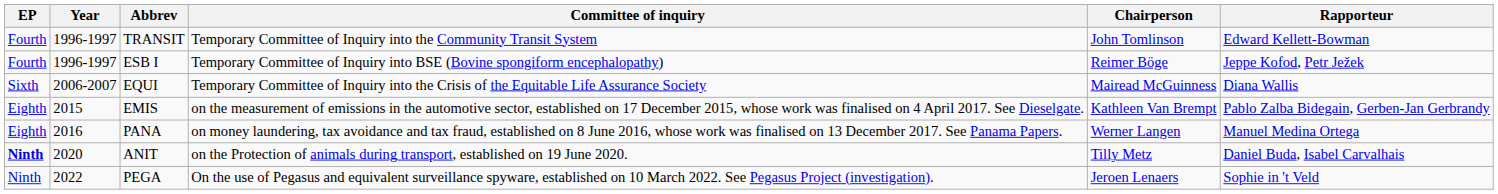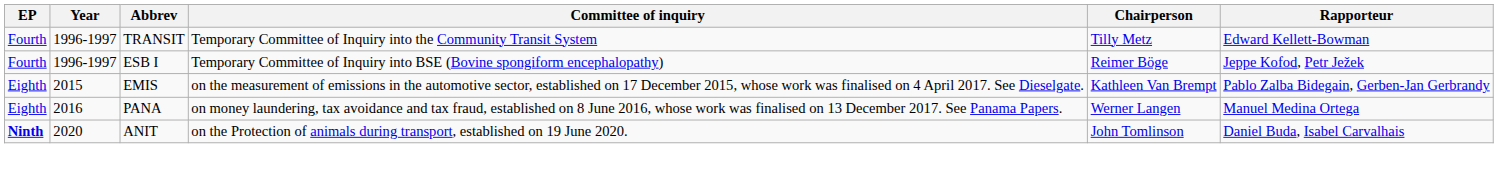(1137, 39) John Tomlinson -> (1121, 39) Tilly Metz
- row: (141, 85)
(1121, 154) Tilly Metz -> (1137, 131) John Tomlinson
- row: (142, 177)
